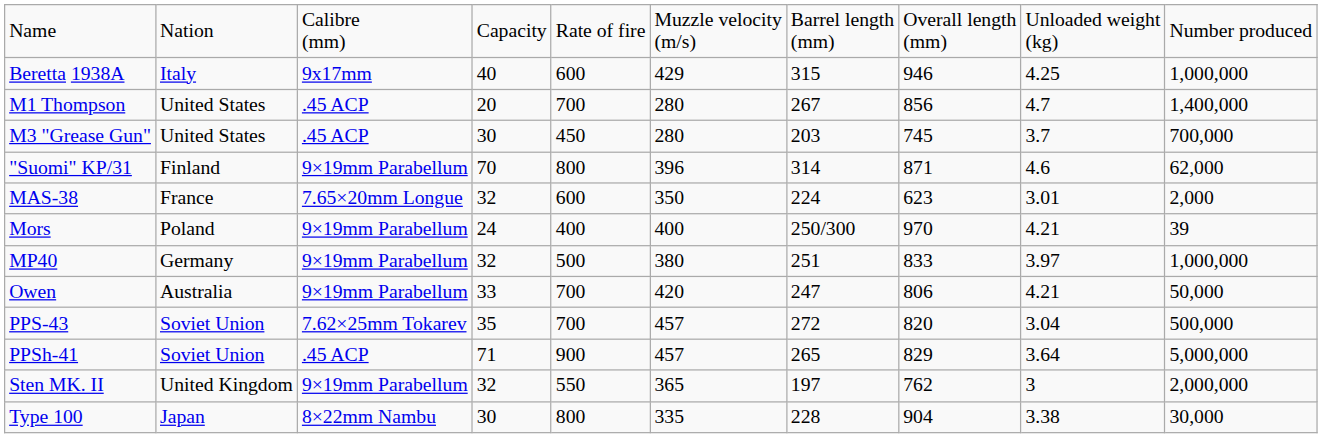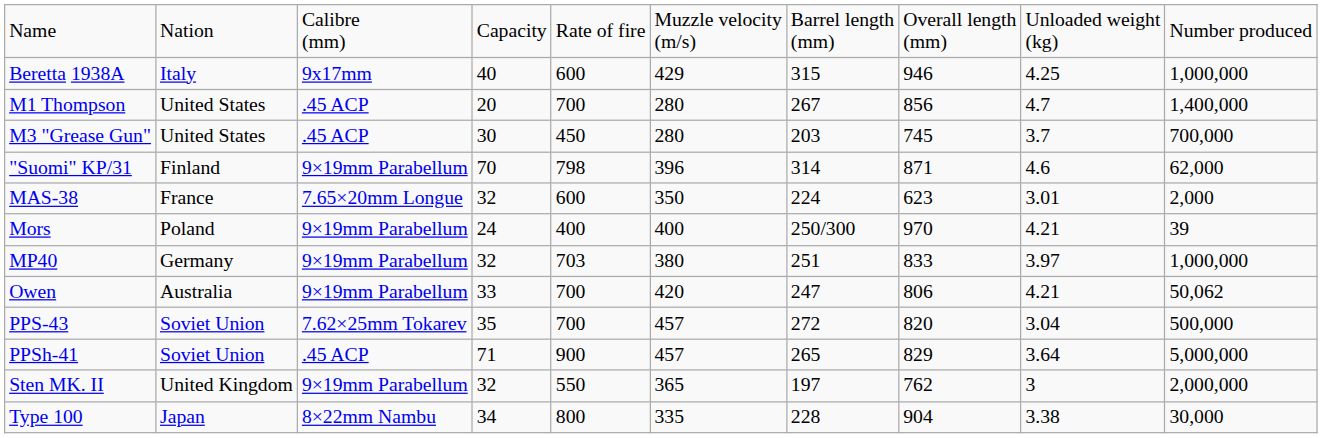(571, 167) 800 -> (571, 167) 798
(571, 260) 500 -> (571, 260) 703
(1197, 291) 50,000 -> (1197, 291) 50,062
(487, 416) 30 -> (487, 416) 34
